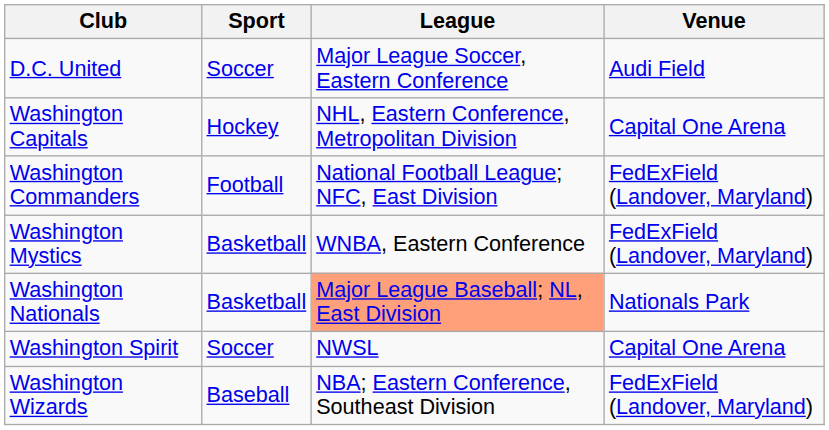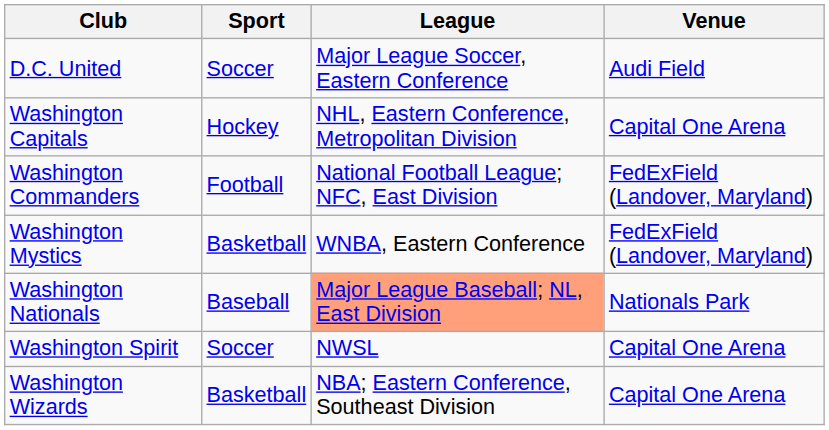(256, 302) Basketball -> (248, 302) Baseball
(248, 395) Baseball -> (256, 395) Basketball
(711, 395) FedExField (Landover, Maryland) -> (697, 395) Capital One Arena
